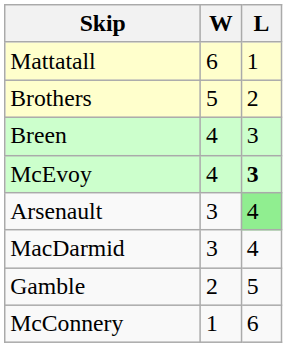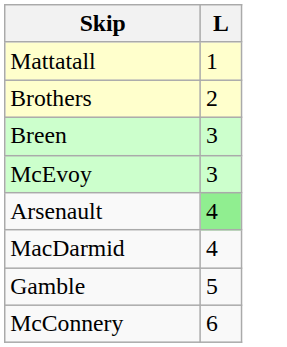- column: (221, 23)
(253, 173) bold -> (212, 173) normal
